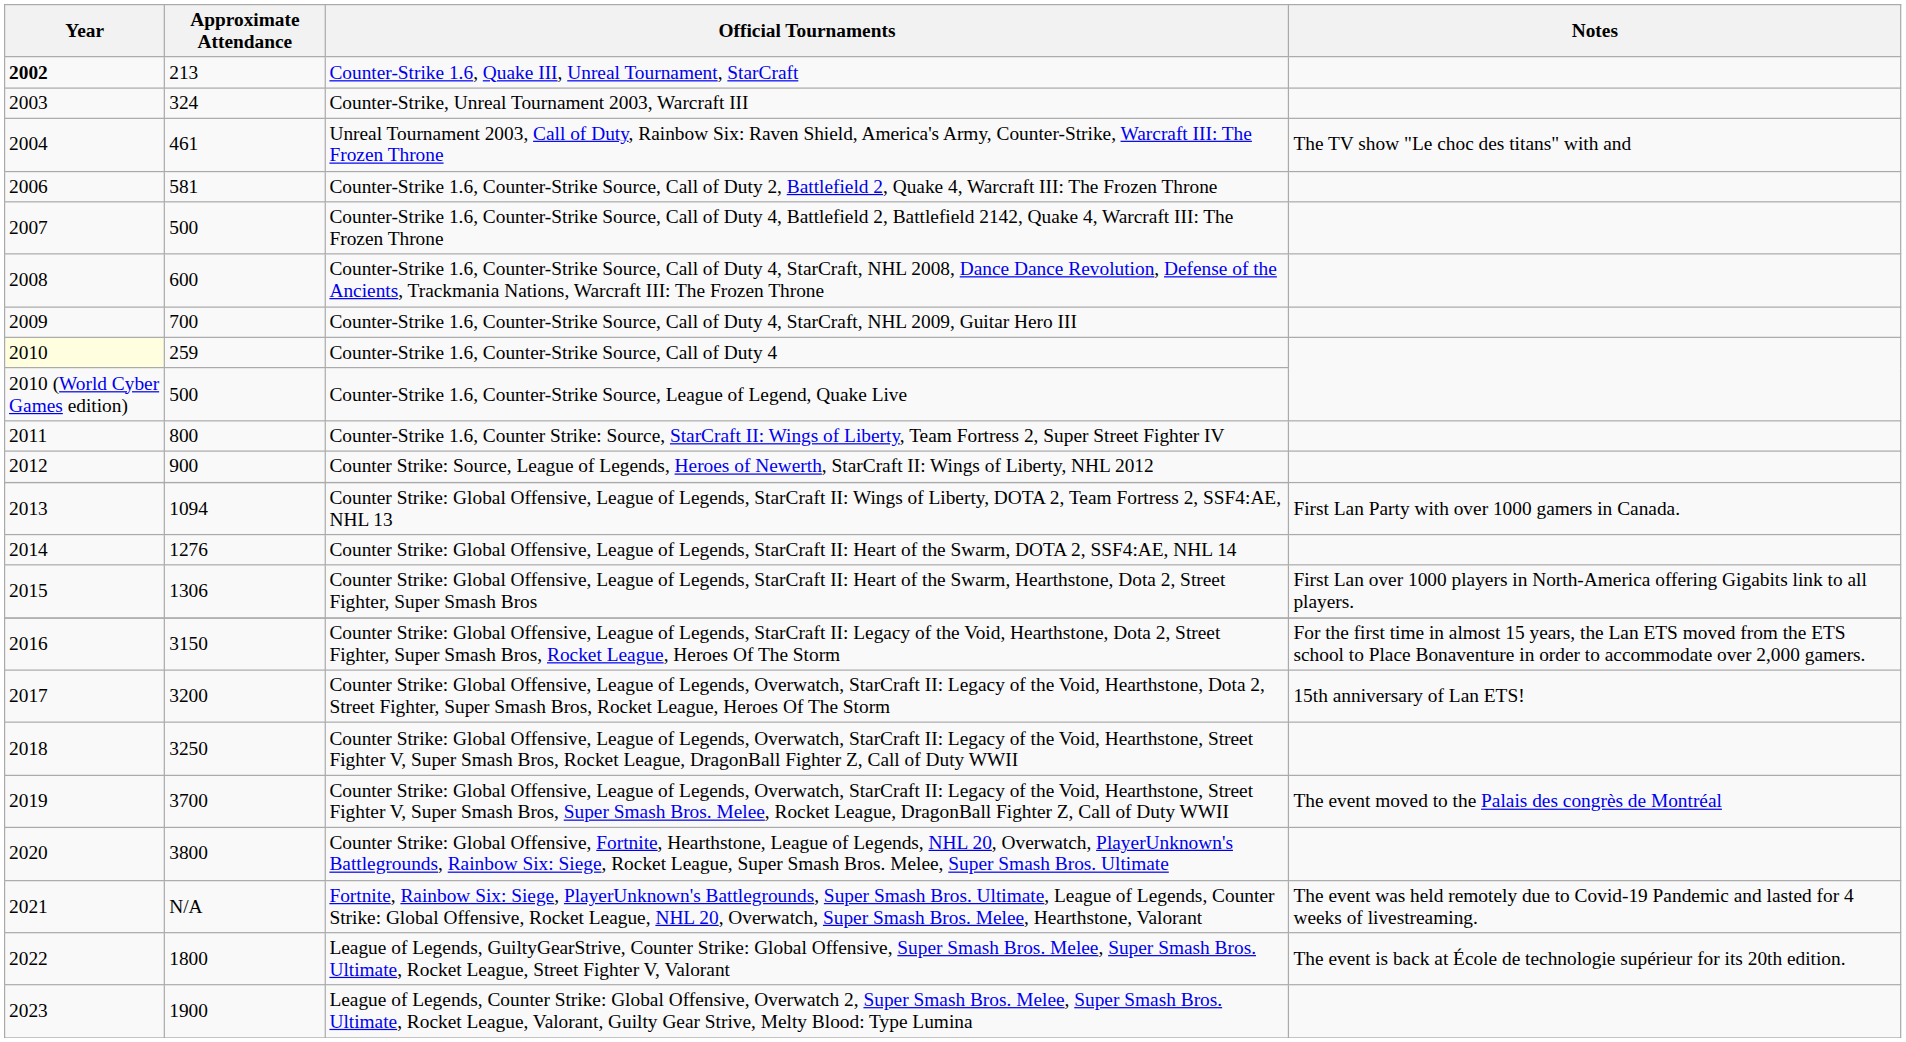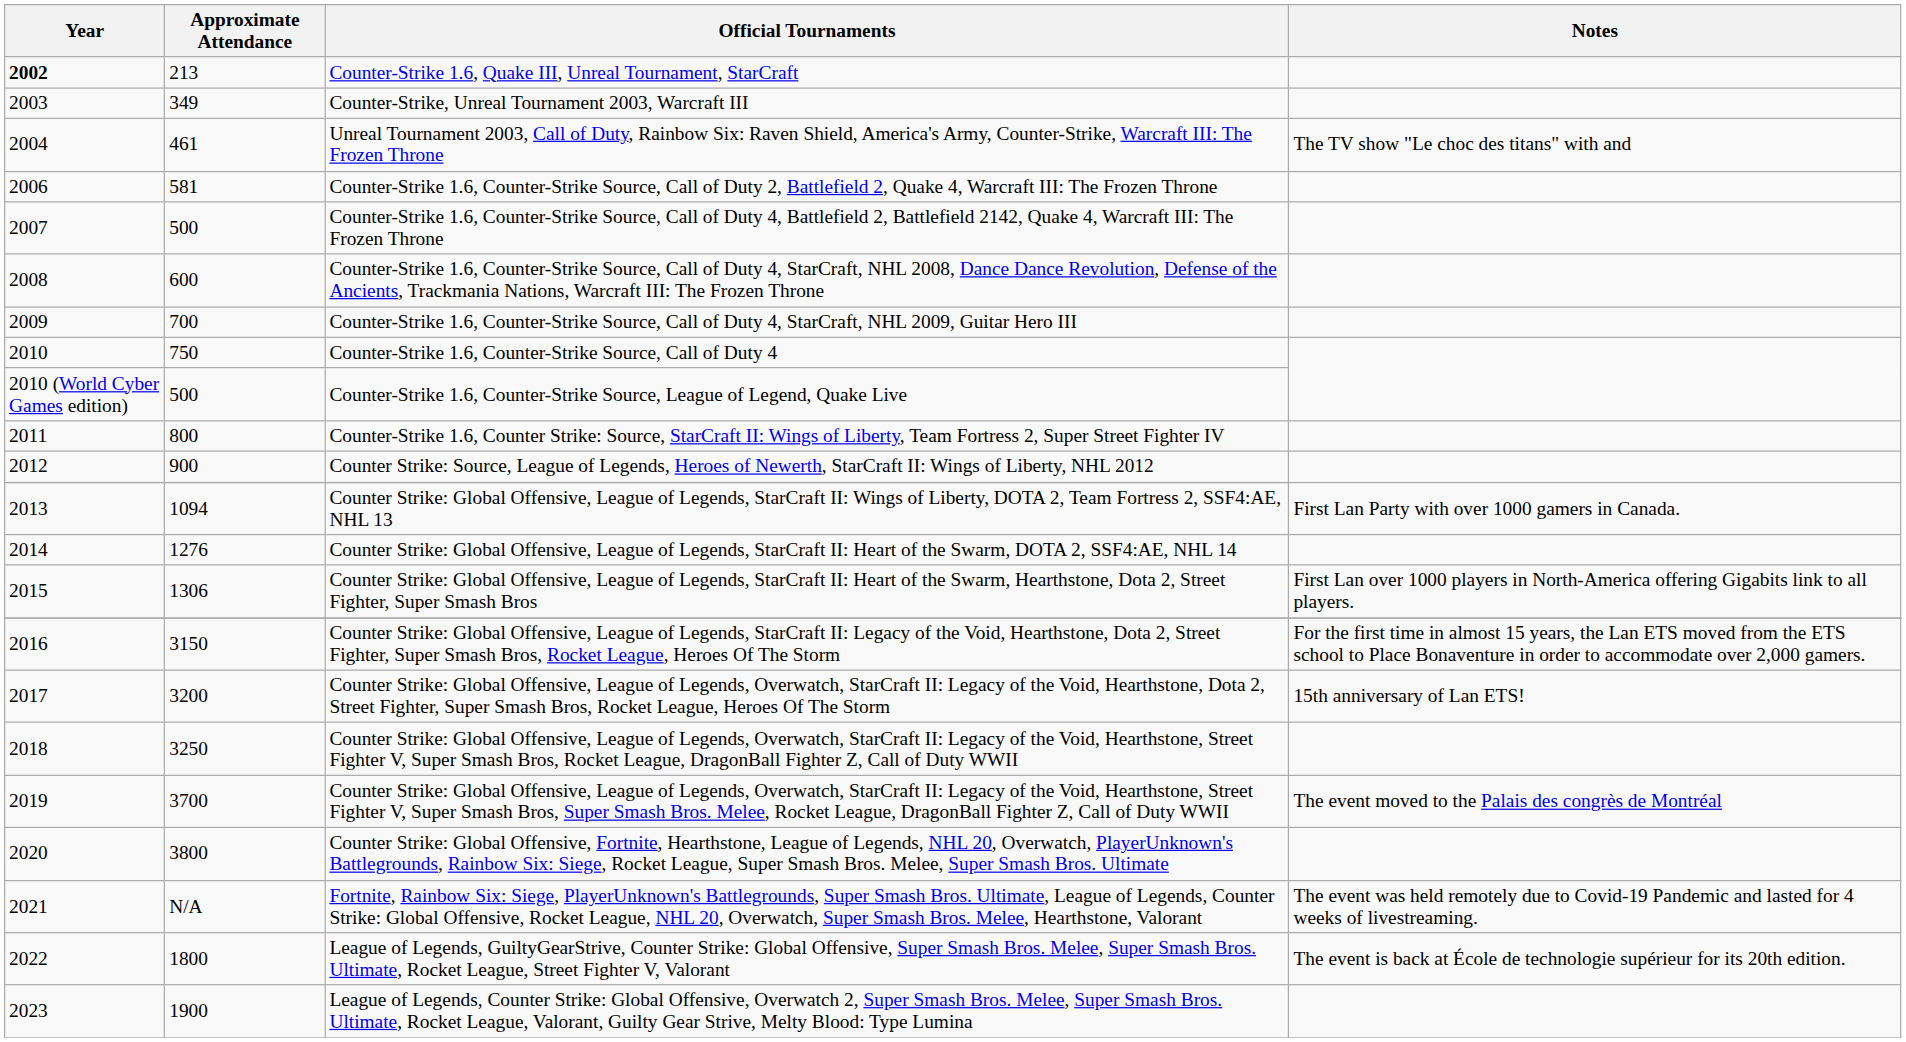(184, 103) 324 -> (184, 103) 349
(28, 352) lightyellow background -> (28, 352) no background
(184, 352) 259 -> (184, 352) 750
